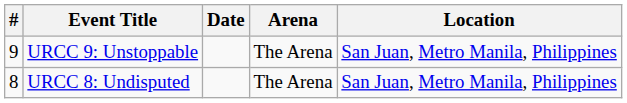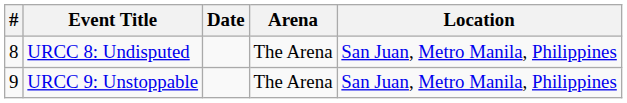rows swapped: (113, 51) <-> (109, 82)
